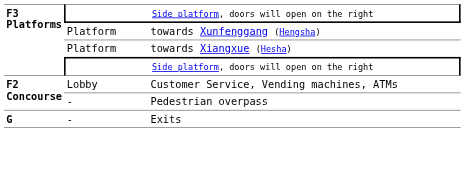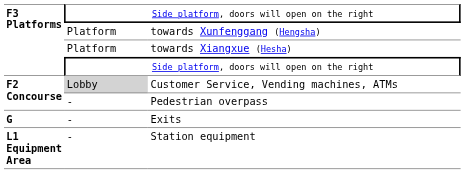(82, 84) no background -> (82, 84) lightgrey background
+ row: (34, 148)
